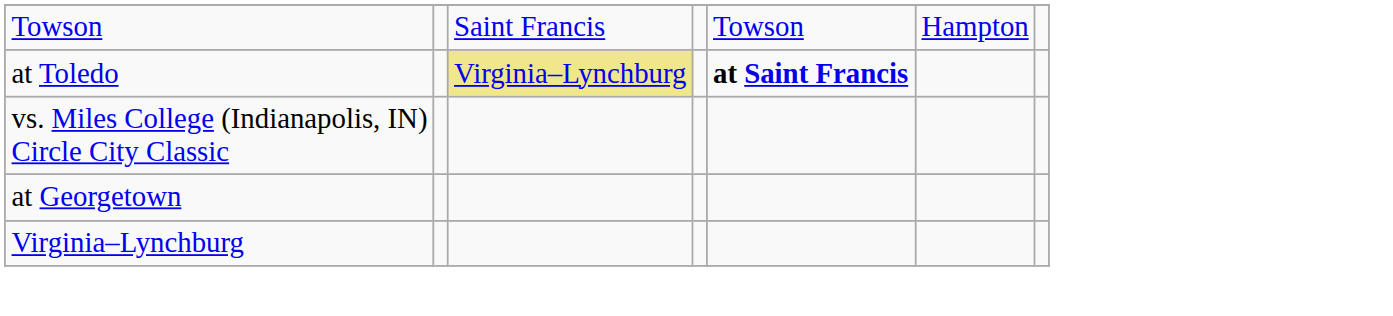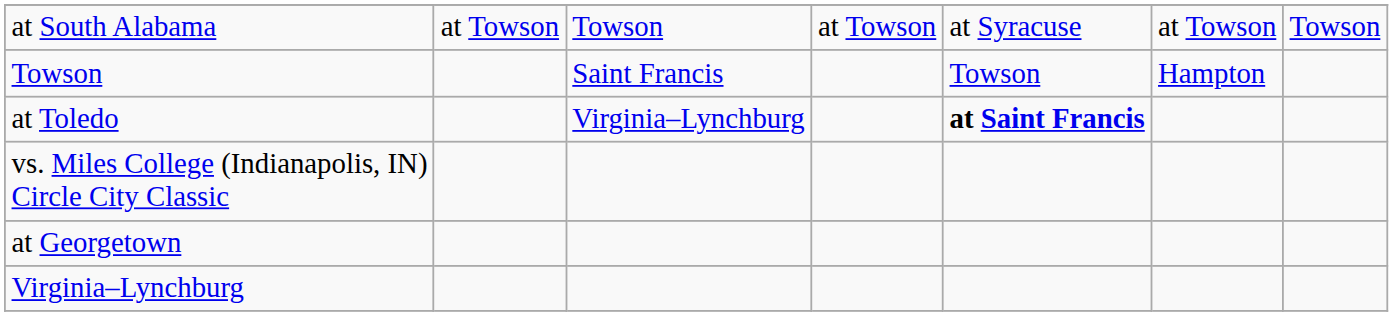+ row: (114, 27)
(570, 73) khaki background -> (689, 118) no background
